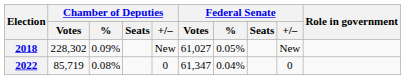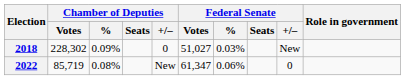(165, 48) New -> (165, 48) 0
(196, 48) 61,027 -> (196, 48) 51,027
(230, 48) 0.05% -> (230, 48) 0.03%
(165, 65) 0 -> (165, 65) New
(230, 65) 0.04% -> (230, 65) 0.06%
